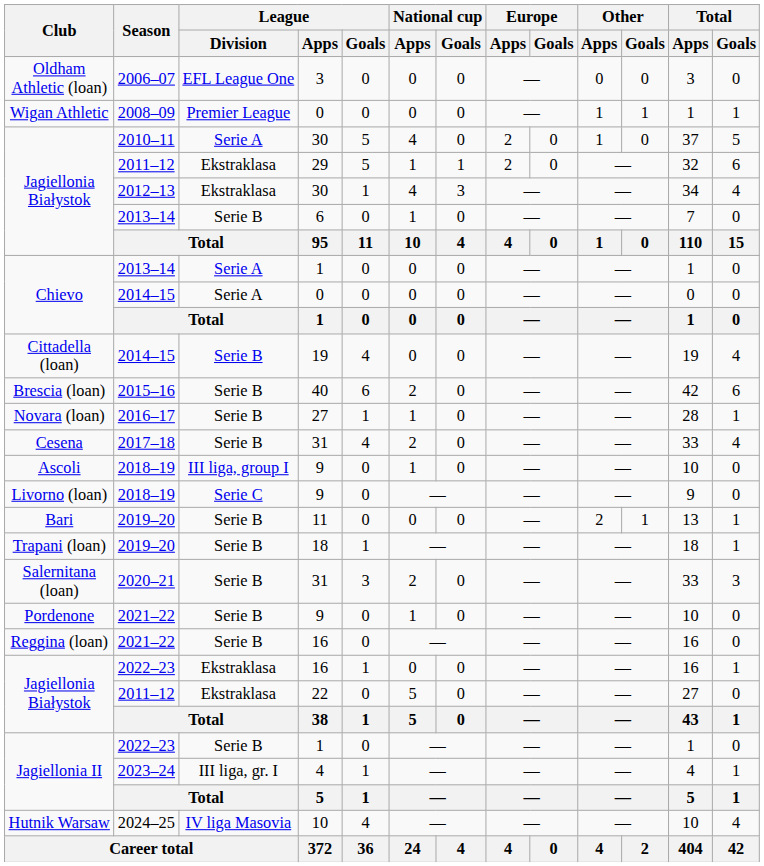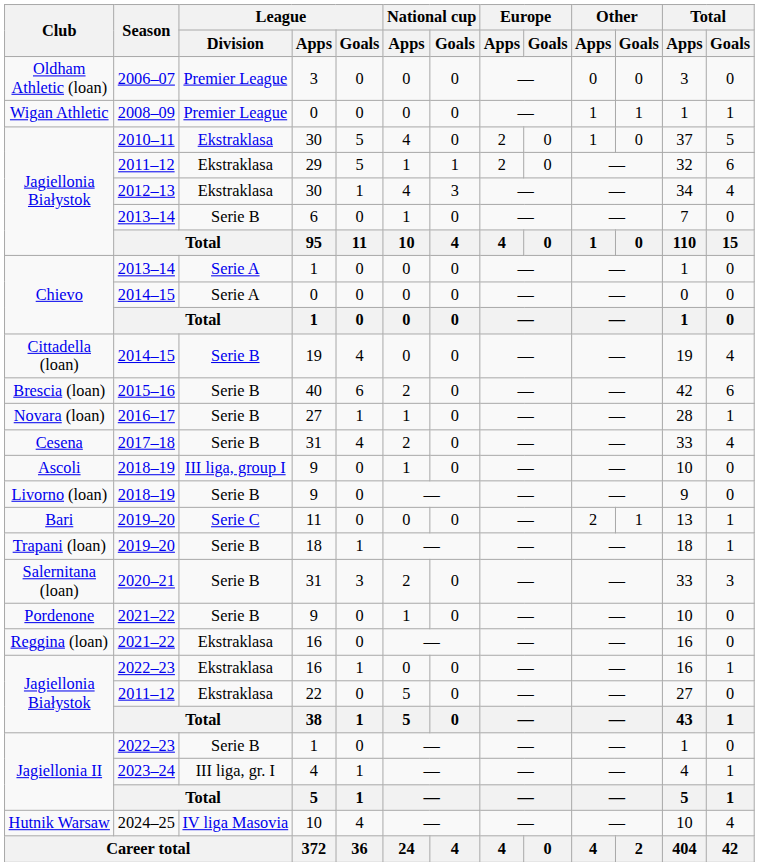(238, 78) EFL League One -> (235, 78) Premier League
(238, 139) Serie A -> (235, 139) Ekstraklasa
(238, 494) Serie C -> (235, 494) Serie B
(238, 520) Serie B -> (235, 520) Serie C
(238, 641) Serie B -> (235, 641) Ekstraklasa
